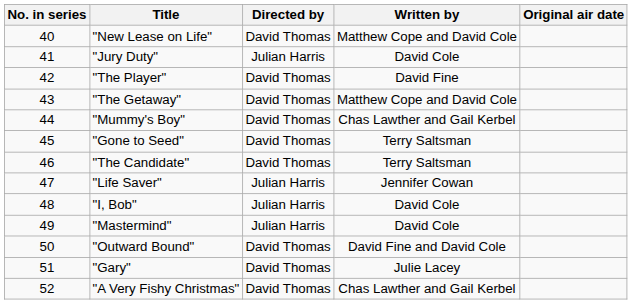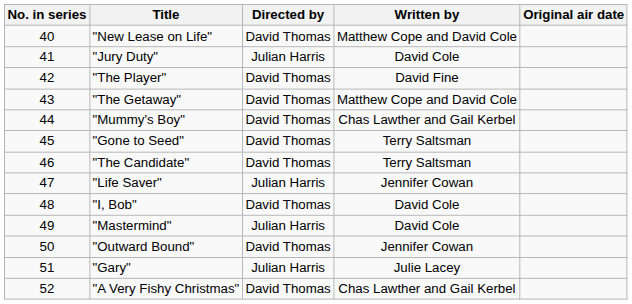(288, 204) Julian Harris -> (288, 204) David Thomas
(427, 246) David Fine and David Cole -> (427, 246) Jennifer Cowan
(288, 267) David Thomas -> (288, 267) Julian Harris
